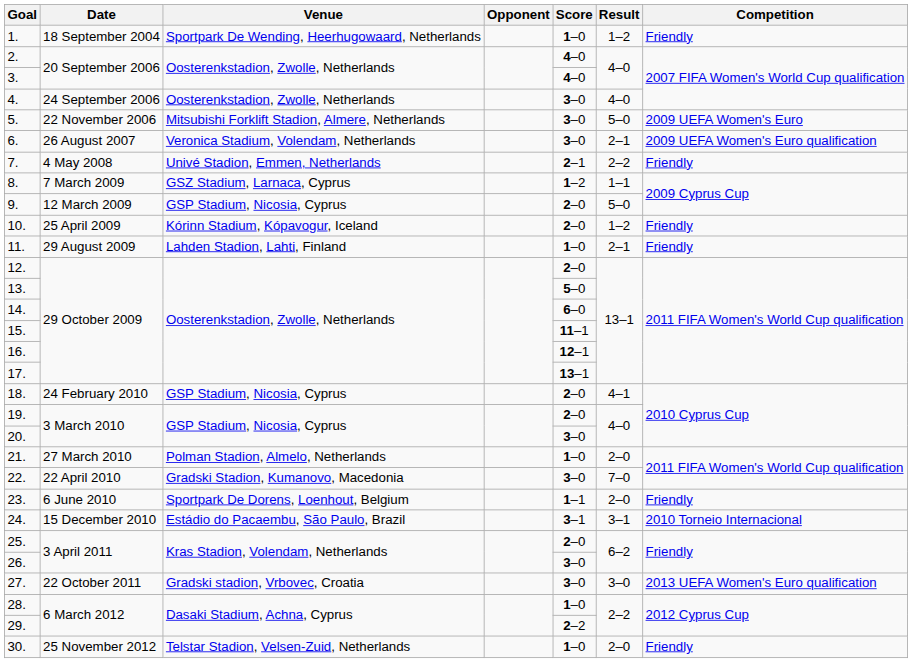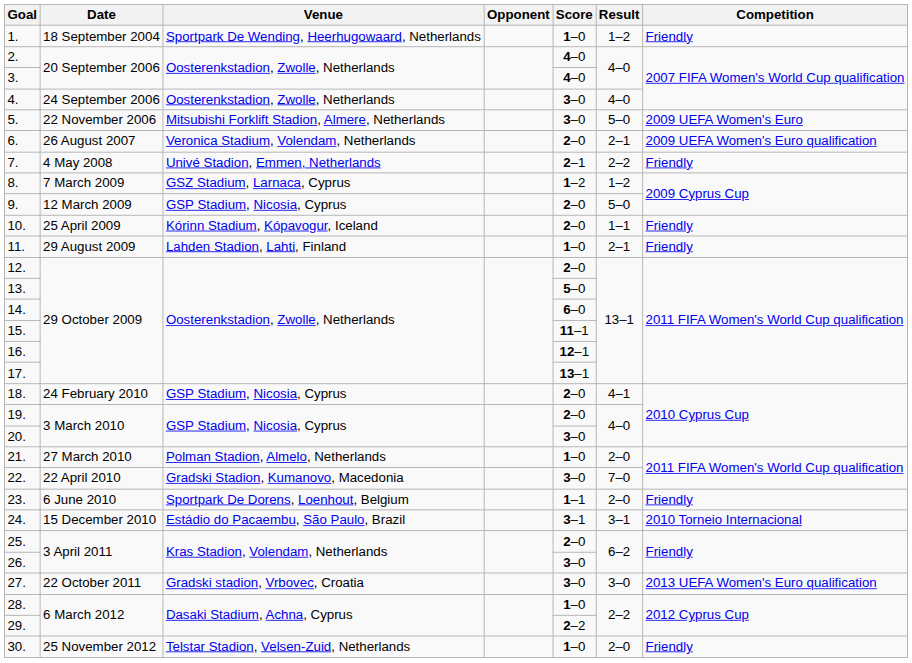(574, 141) 3–0 -> (574, 141) 2–0
(619, 183) 1–1 -> (619, 183) 1–2
(619, 225) 1–2 -> (619, 225) 1–1
